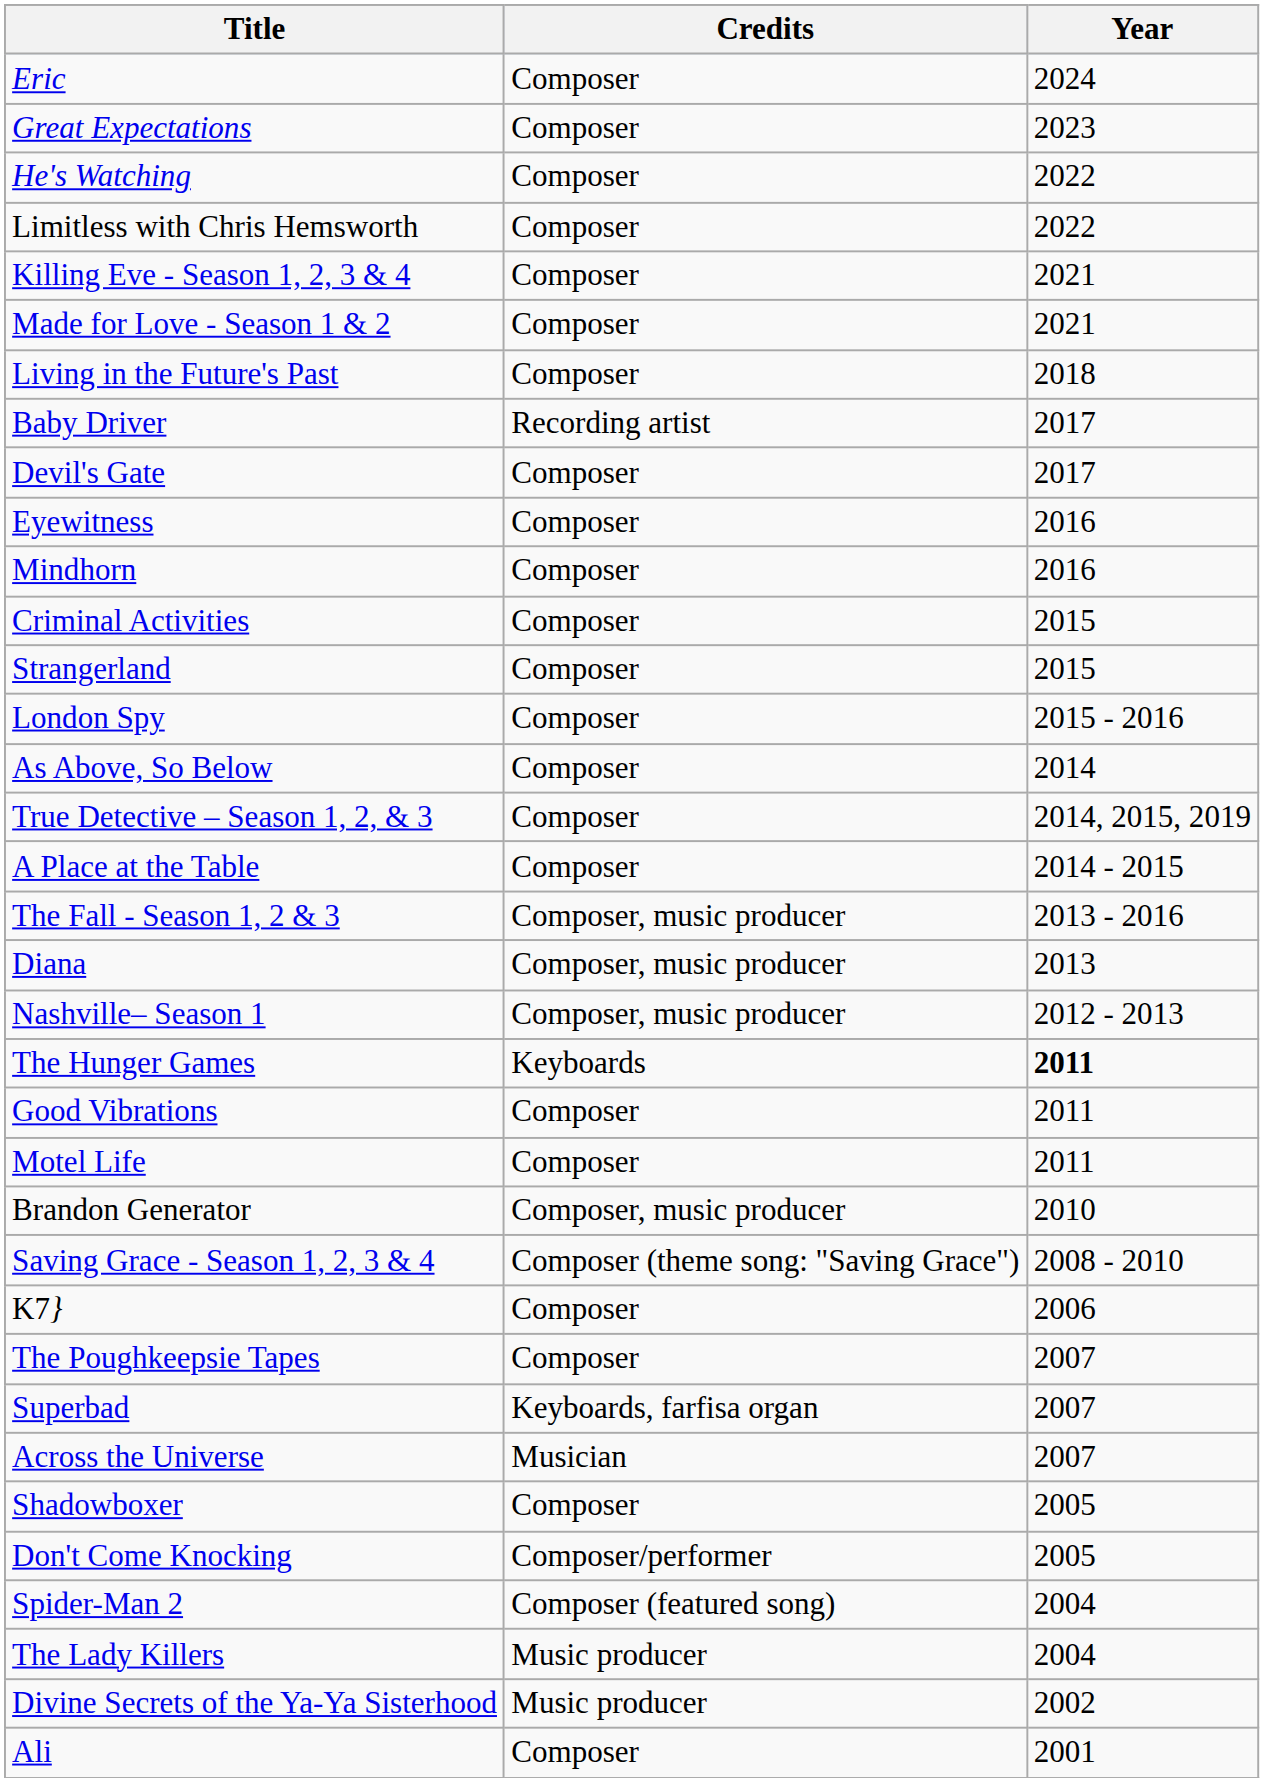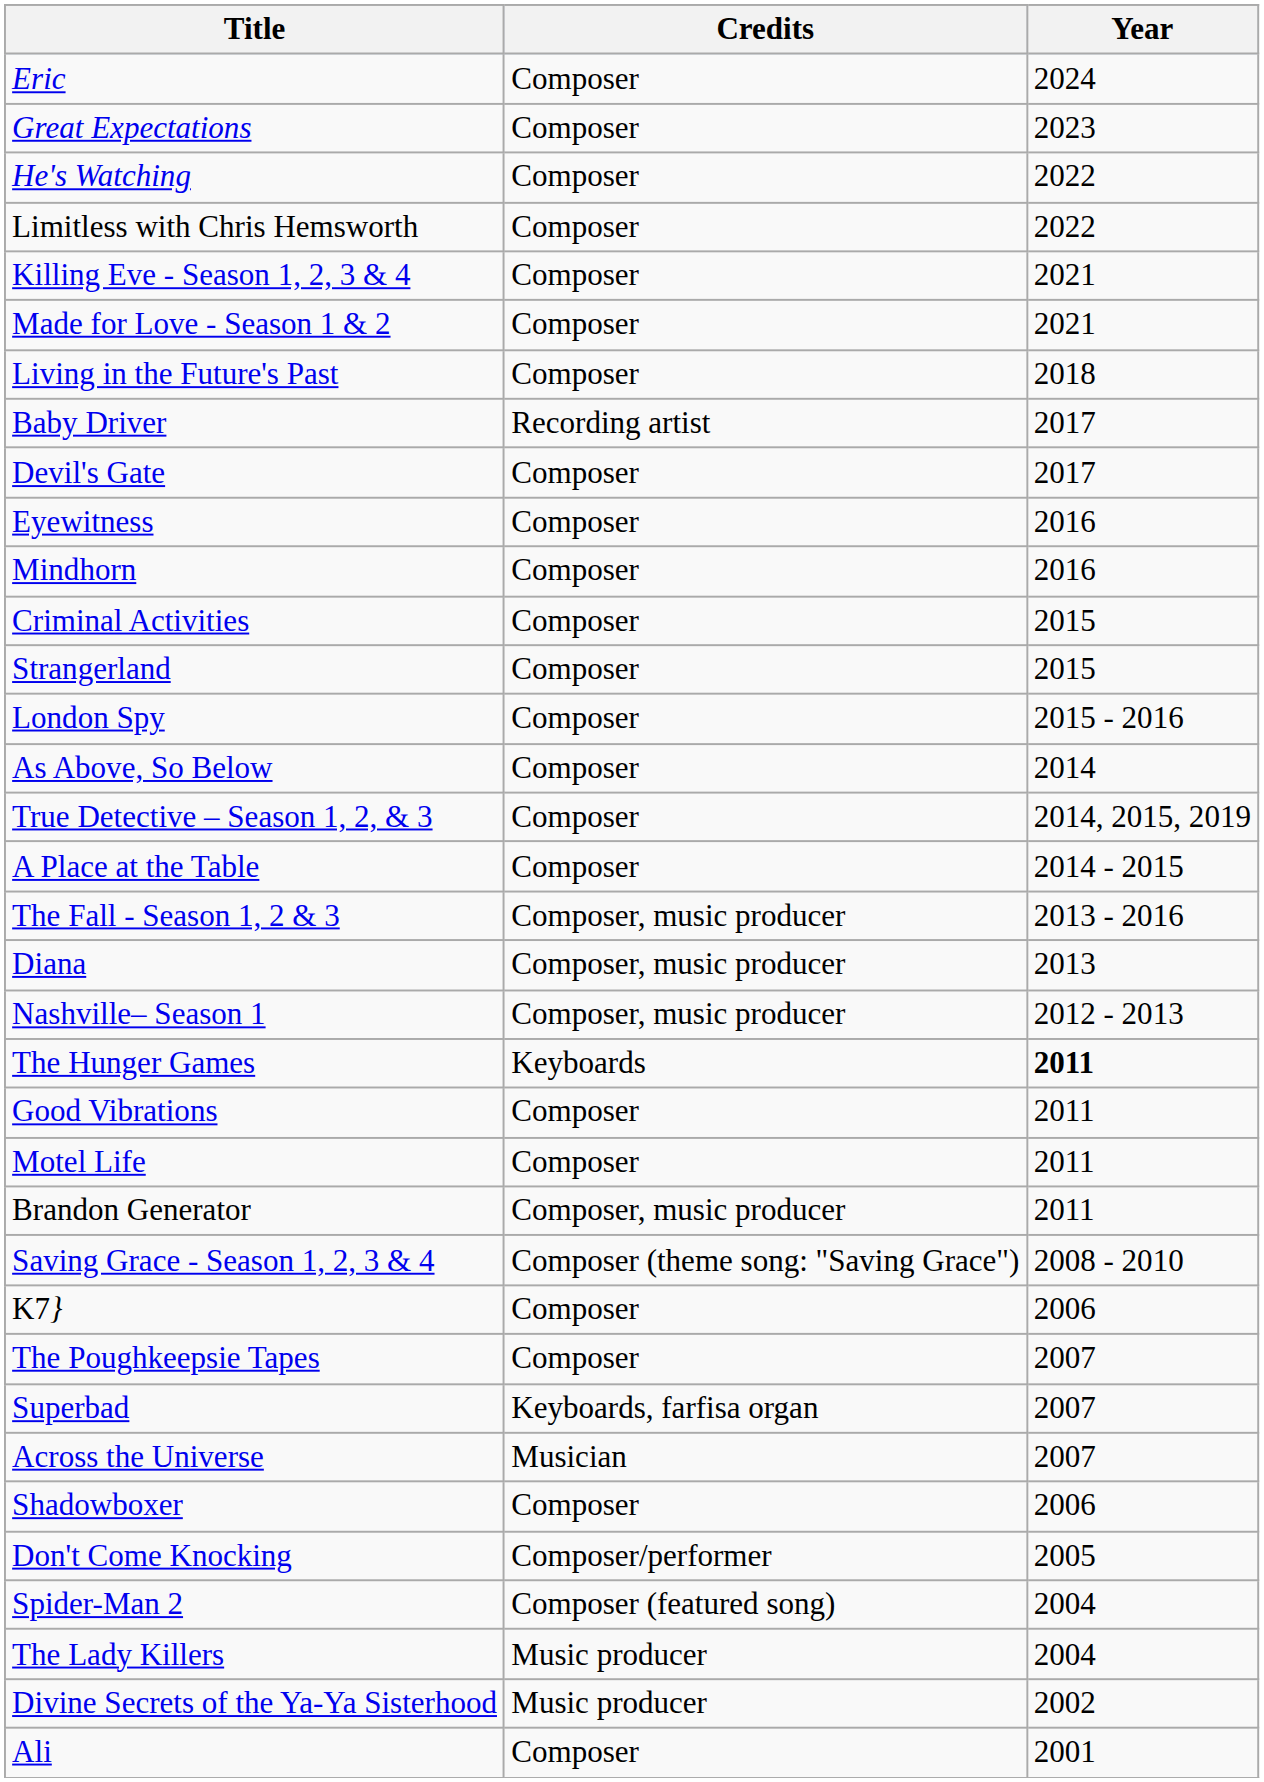(1065, 1210) 2010 -> (1064, 1210) 2011
(1065, 1505) 2005 -> (1065, 1505) 2006
